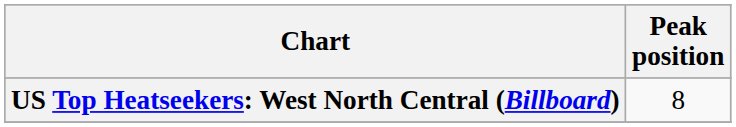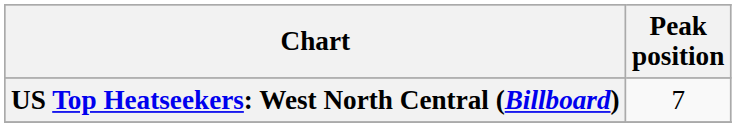(678, 99) 8 -> (678, 99) 7
